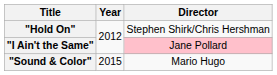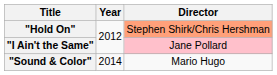(198, 29) no background -> (198, 29) lightsalmon background
(110, 62) 2015 -> (110, 62) 2014
